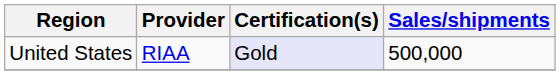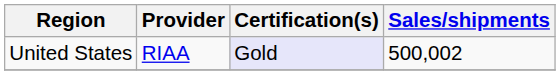(425, 53) 500,000 -> (425, 53) 500,002
